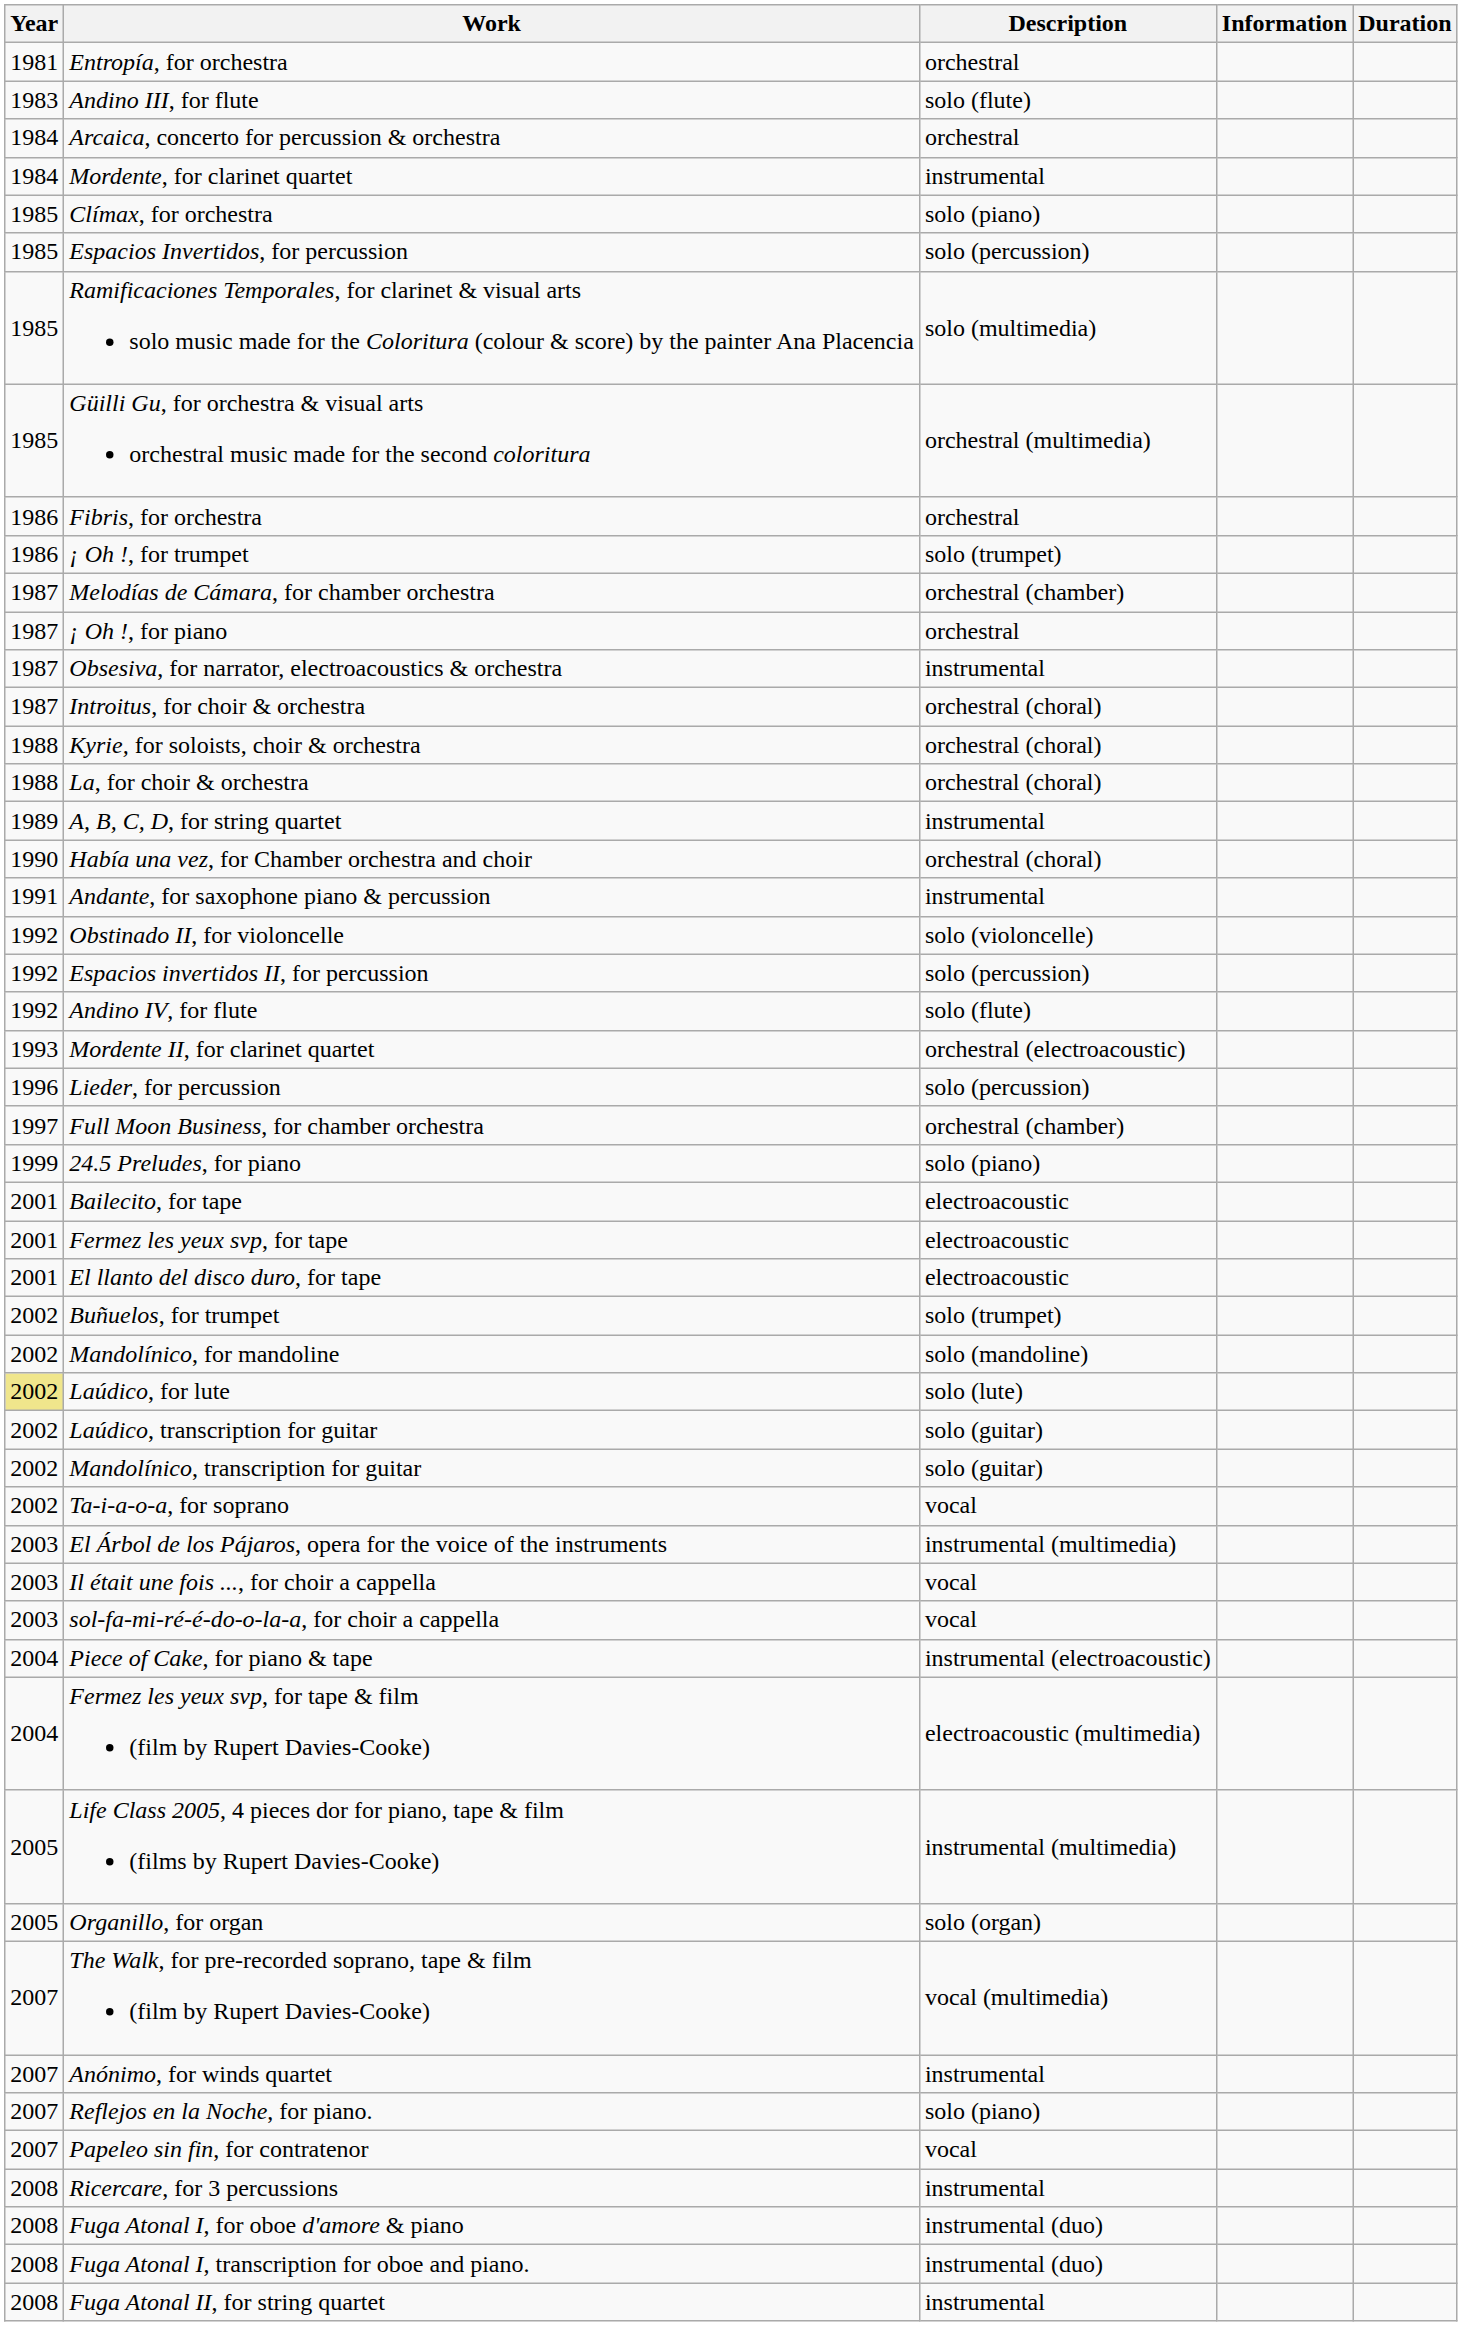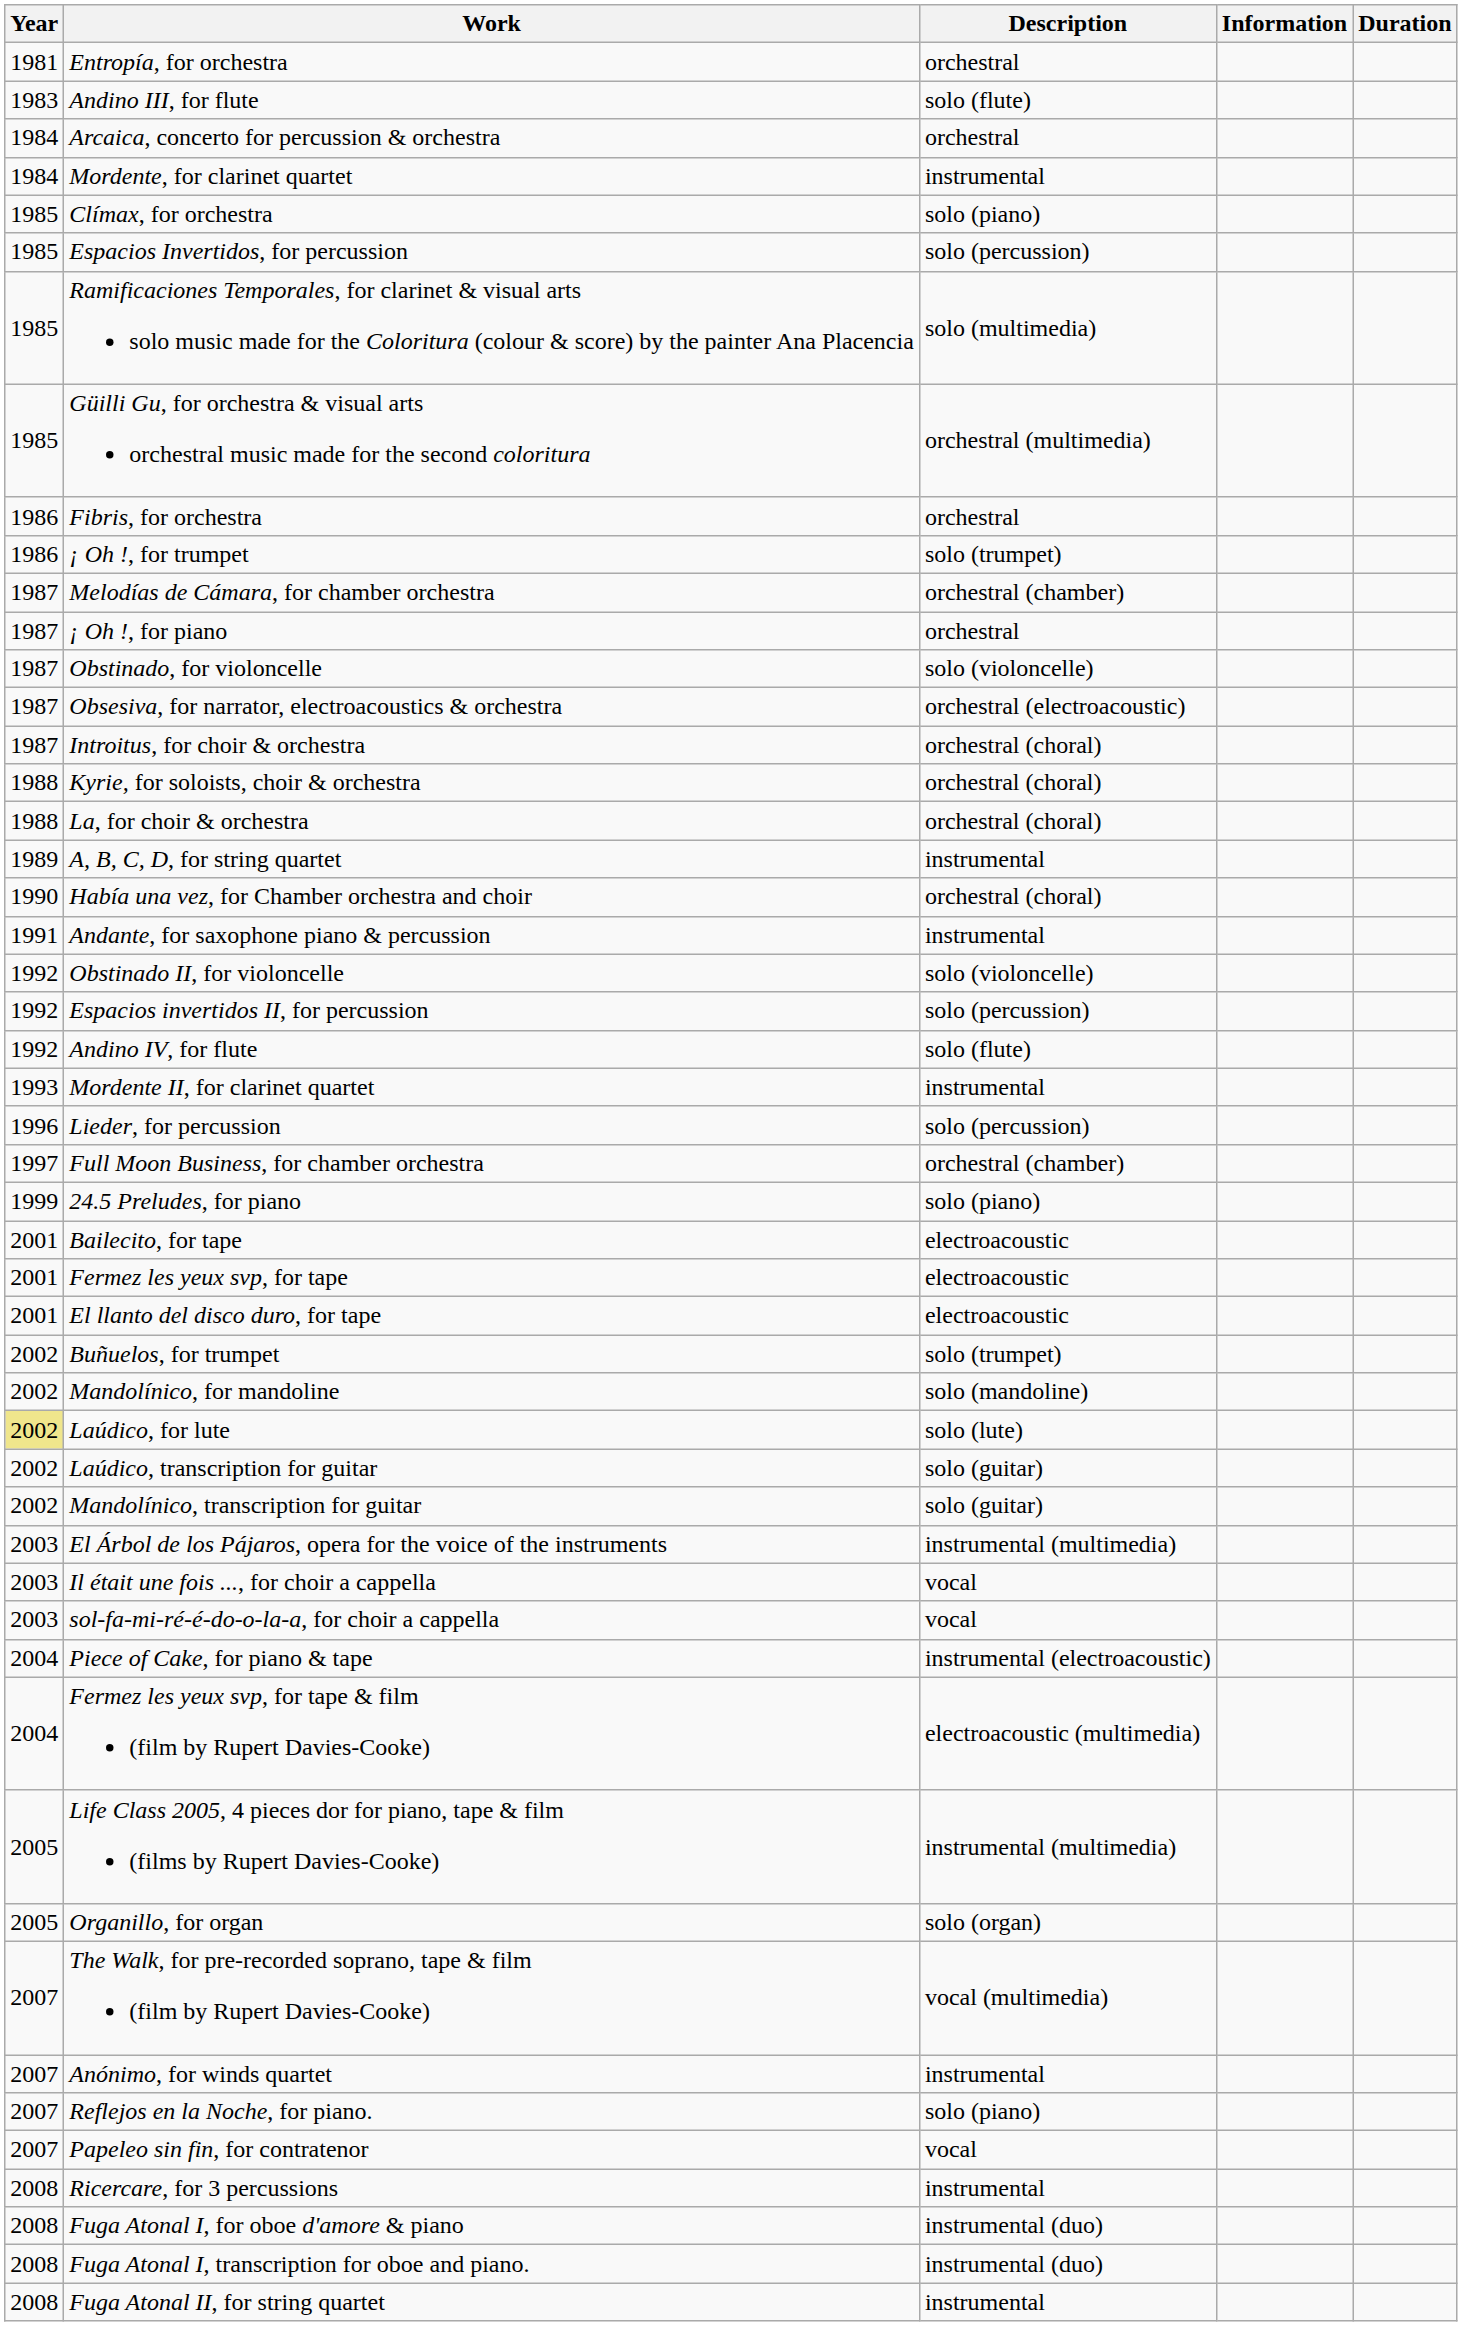+ row: (196, 668)
(985, 668) instrumental -> (1055, 706) orchestral (electroacoustic)
(1055, 1048) orchestral (electroacoustic) -> (985, 1087) instrumental
- row: (179, 1505)
